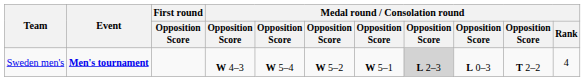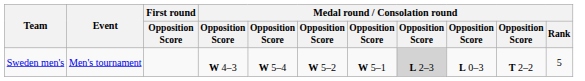(109, 62) bold -> (105, 62) normal
(566, 62) 4 -> (559, 62) 5
